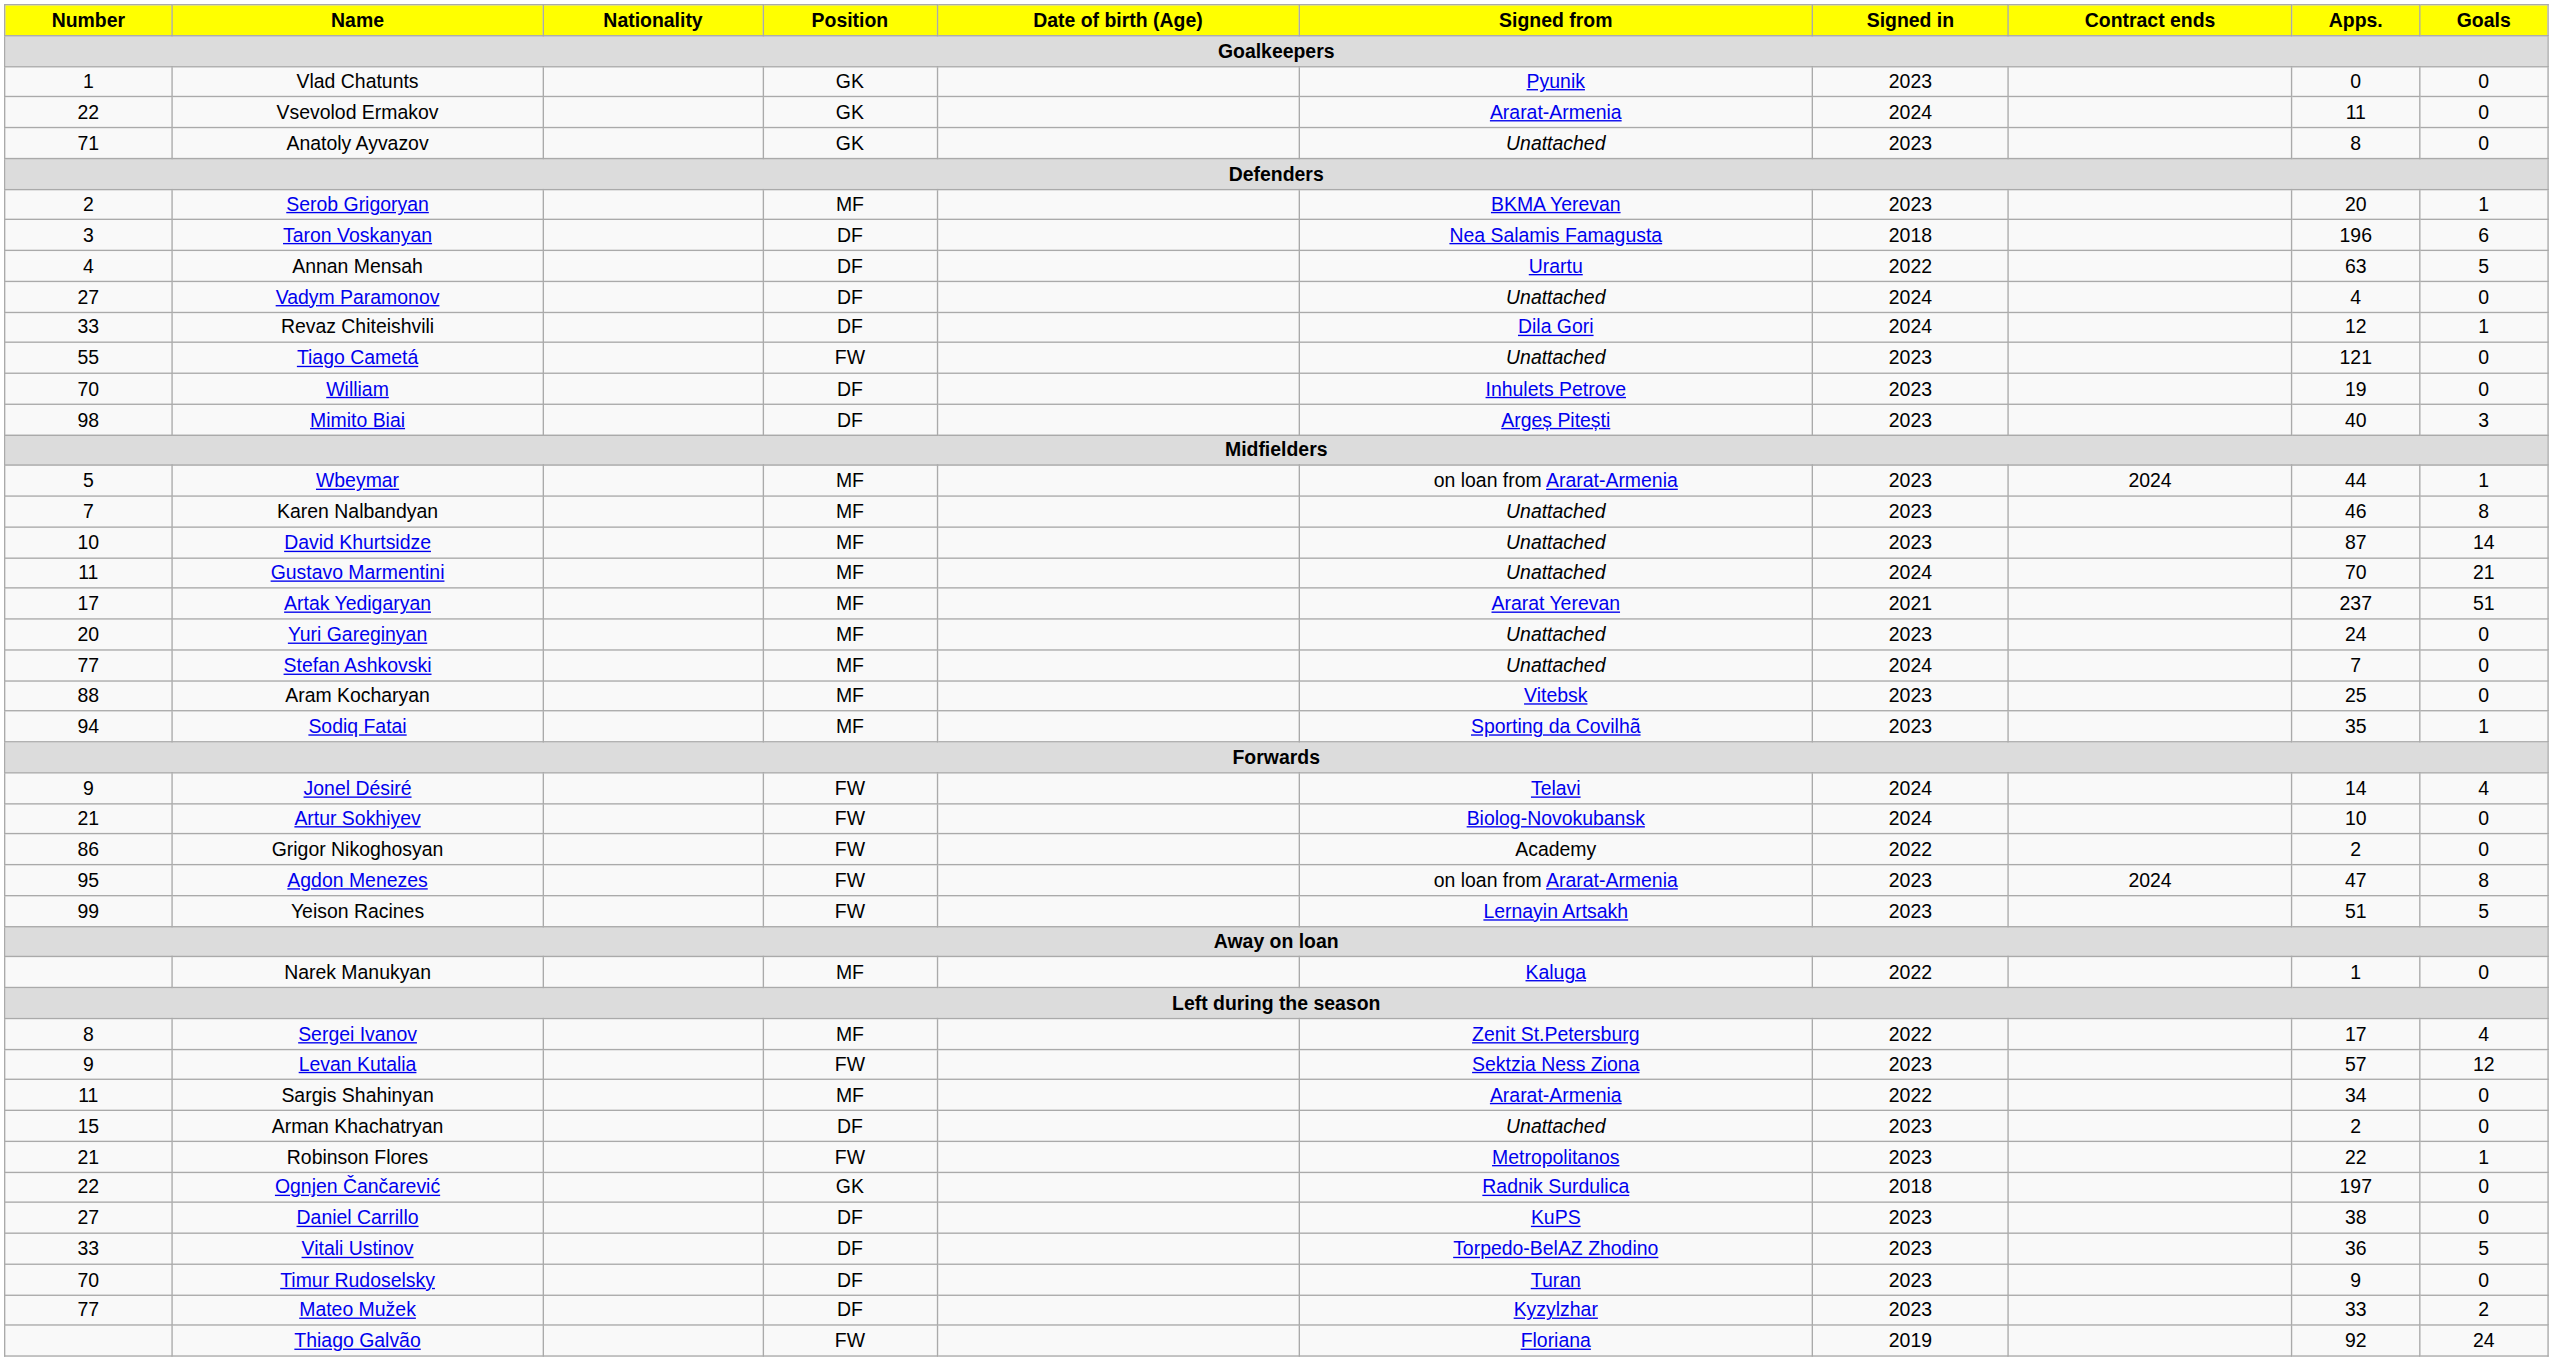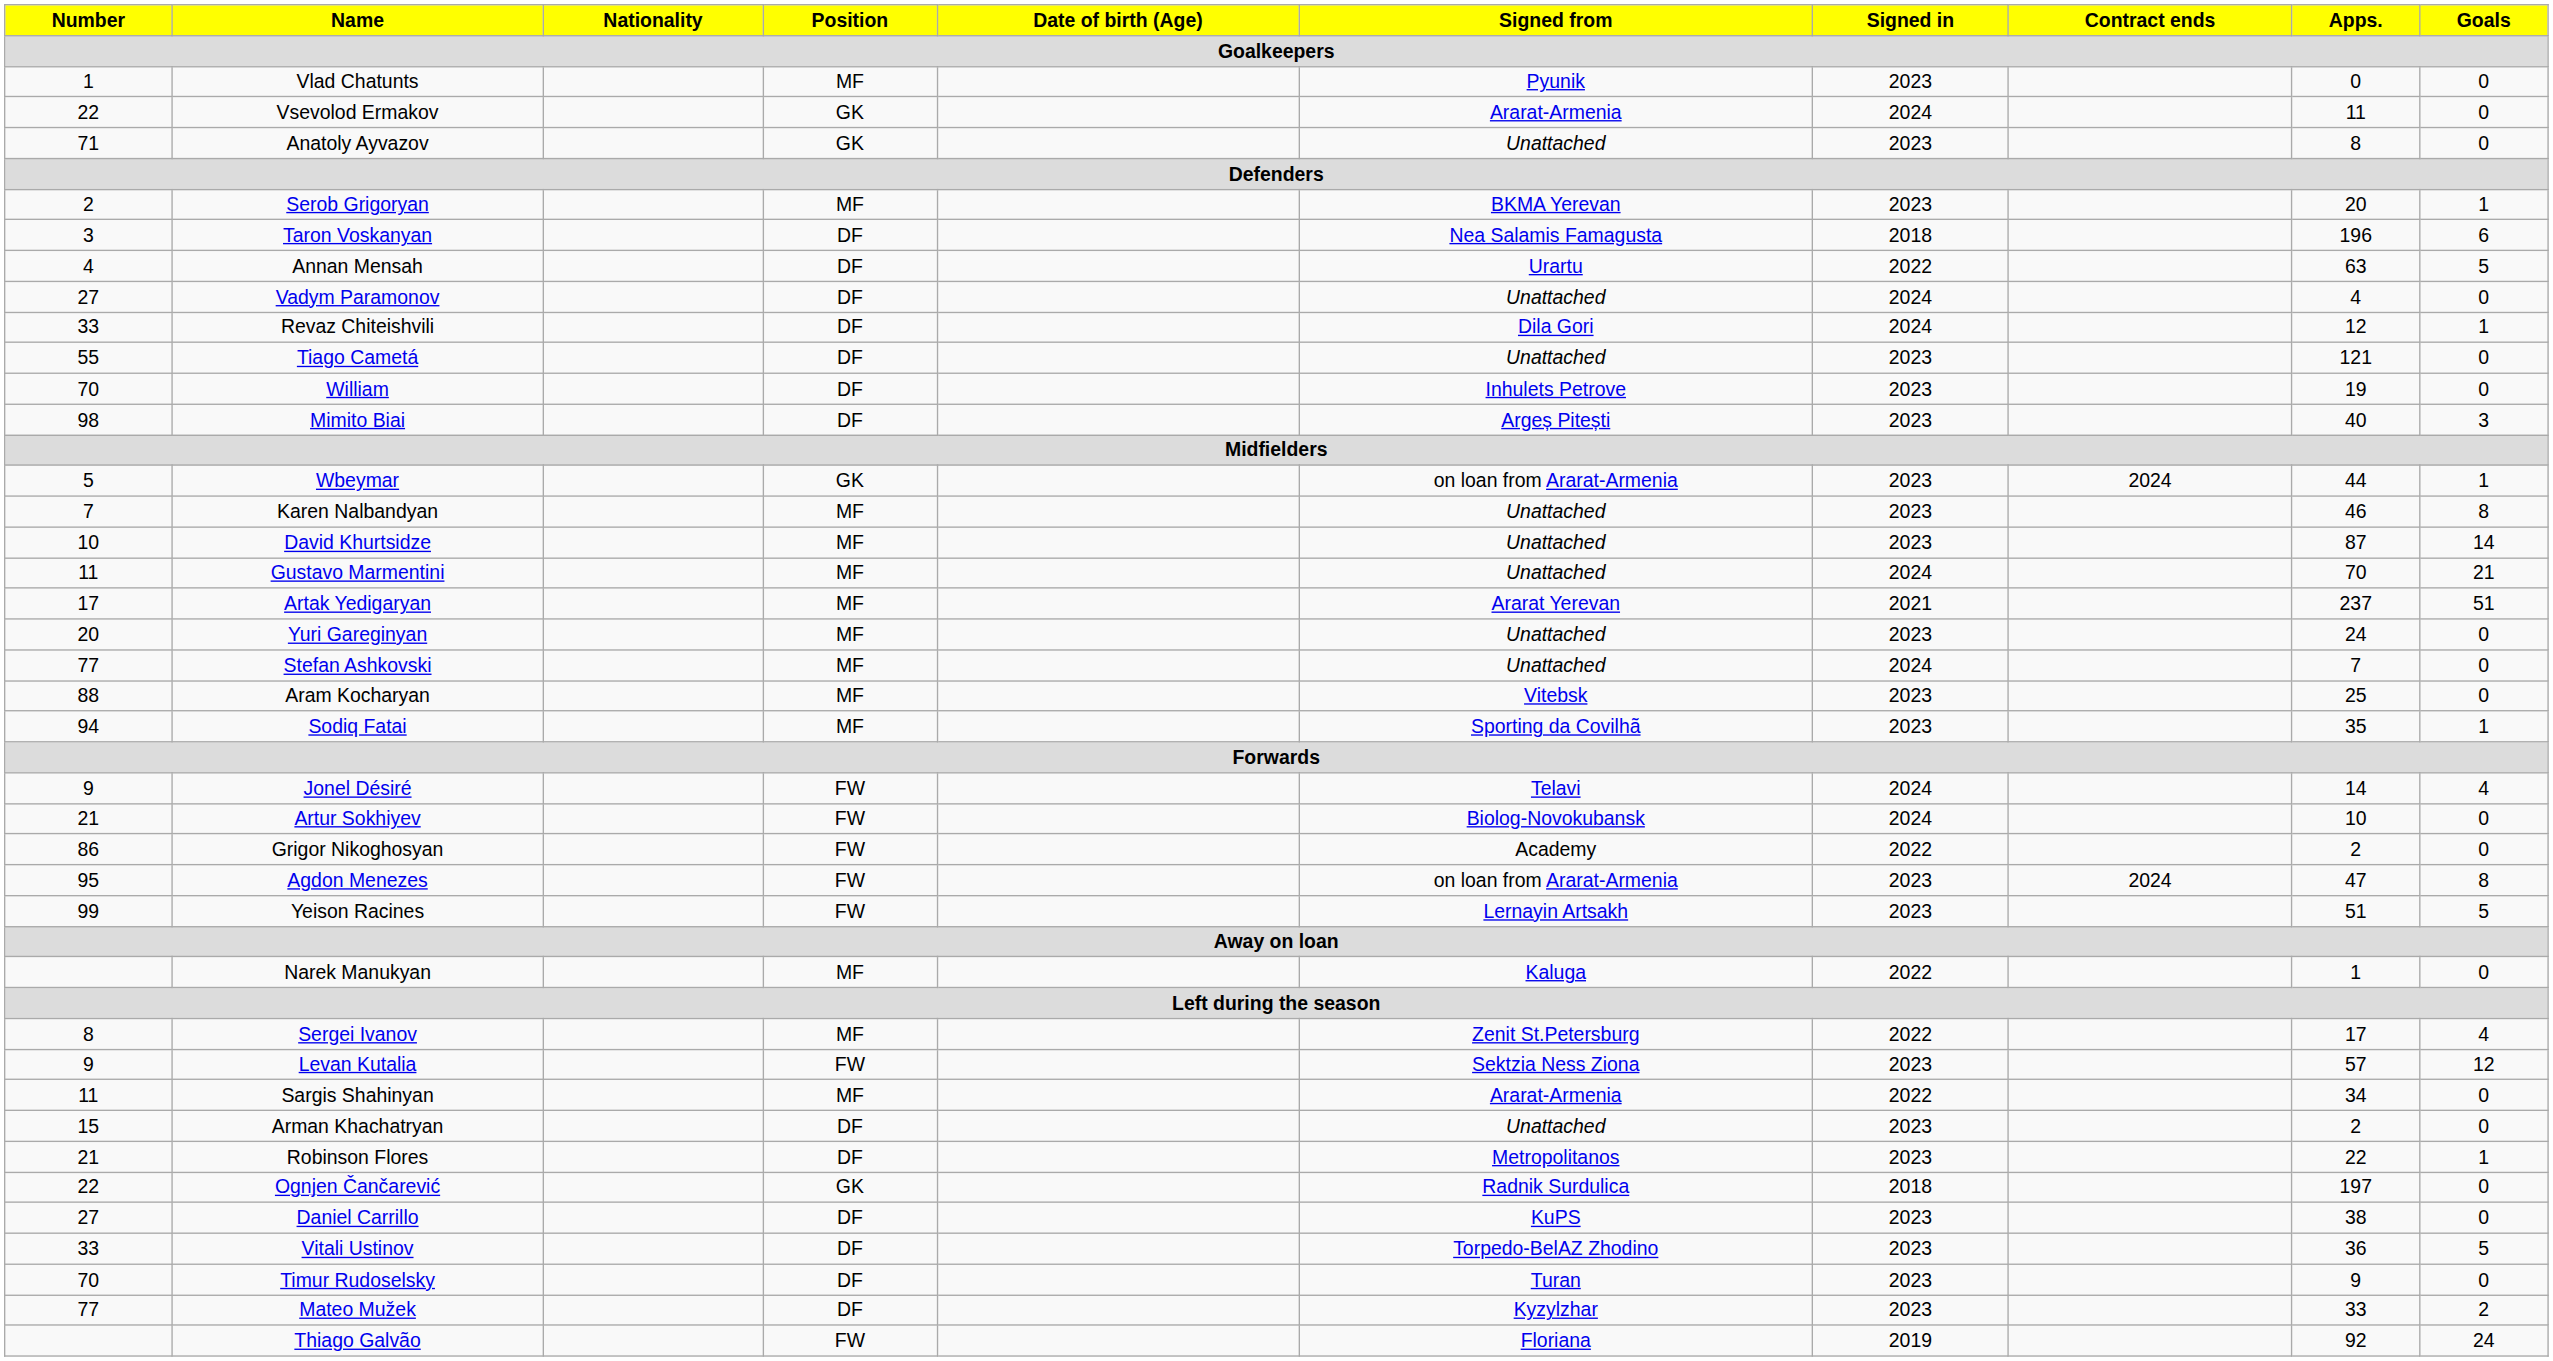(850, 82) GK -> (850, 82) MF
(850, 358) FW -> (850, 358) DF
(850, 481) MF -> (850, 481) GK
(850, 1157) FW -> (850, 1157) DF
